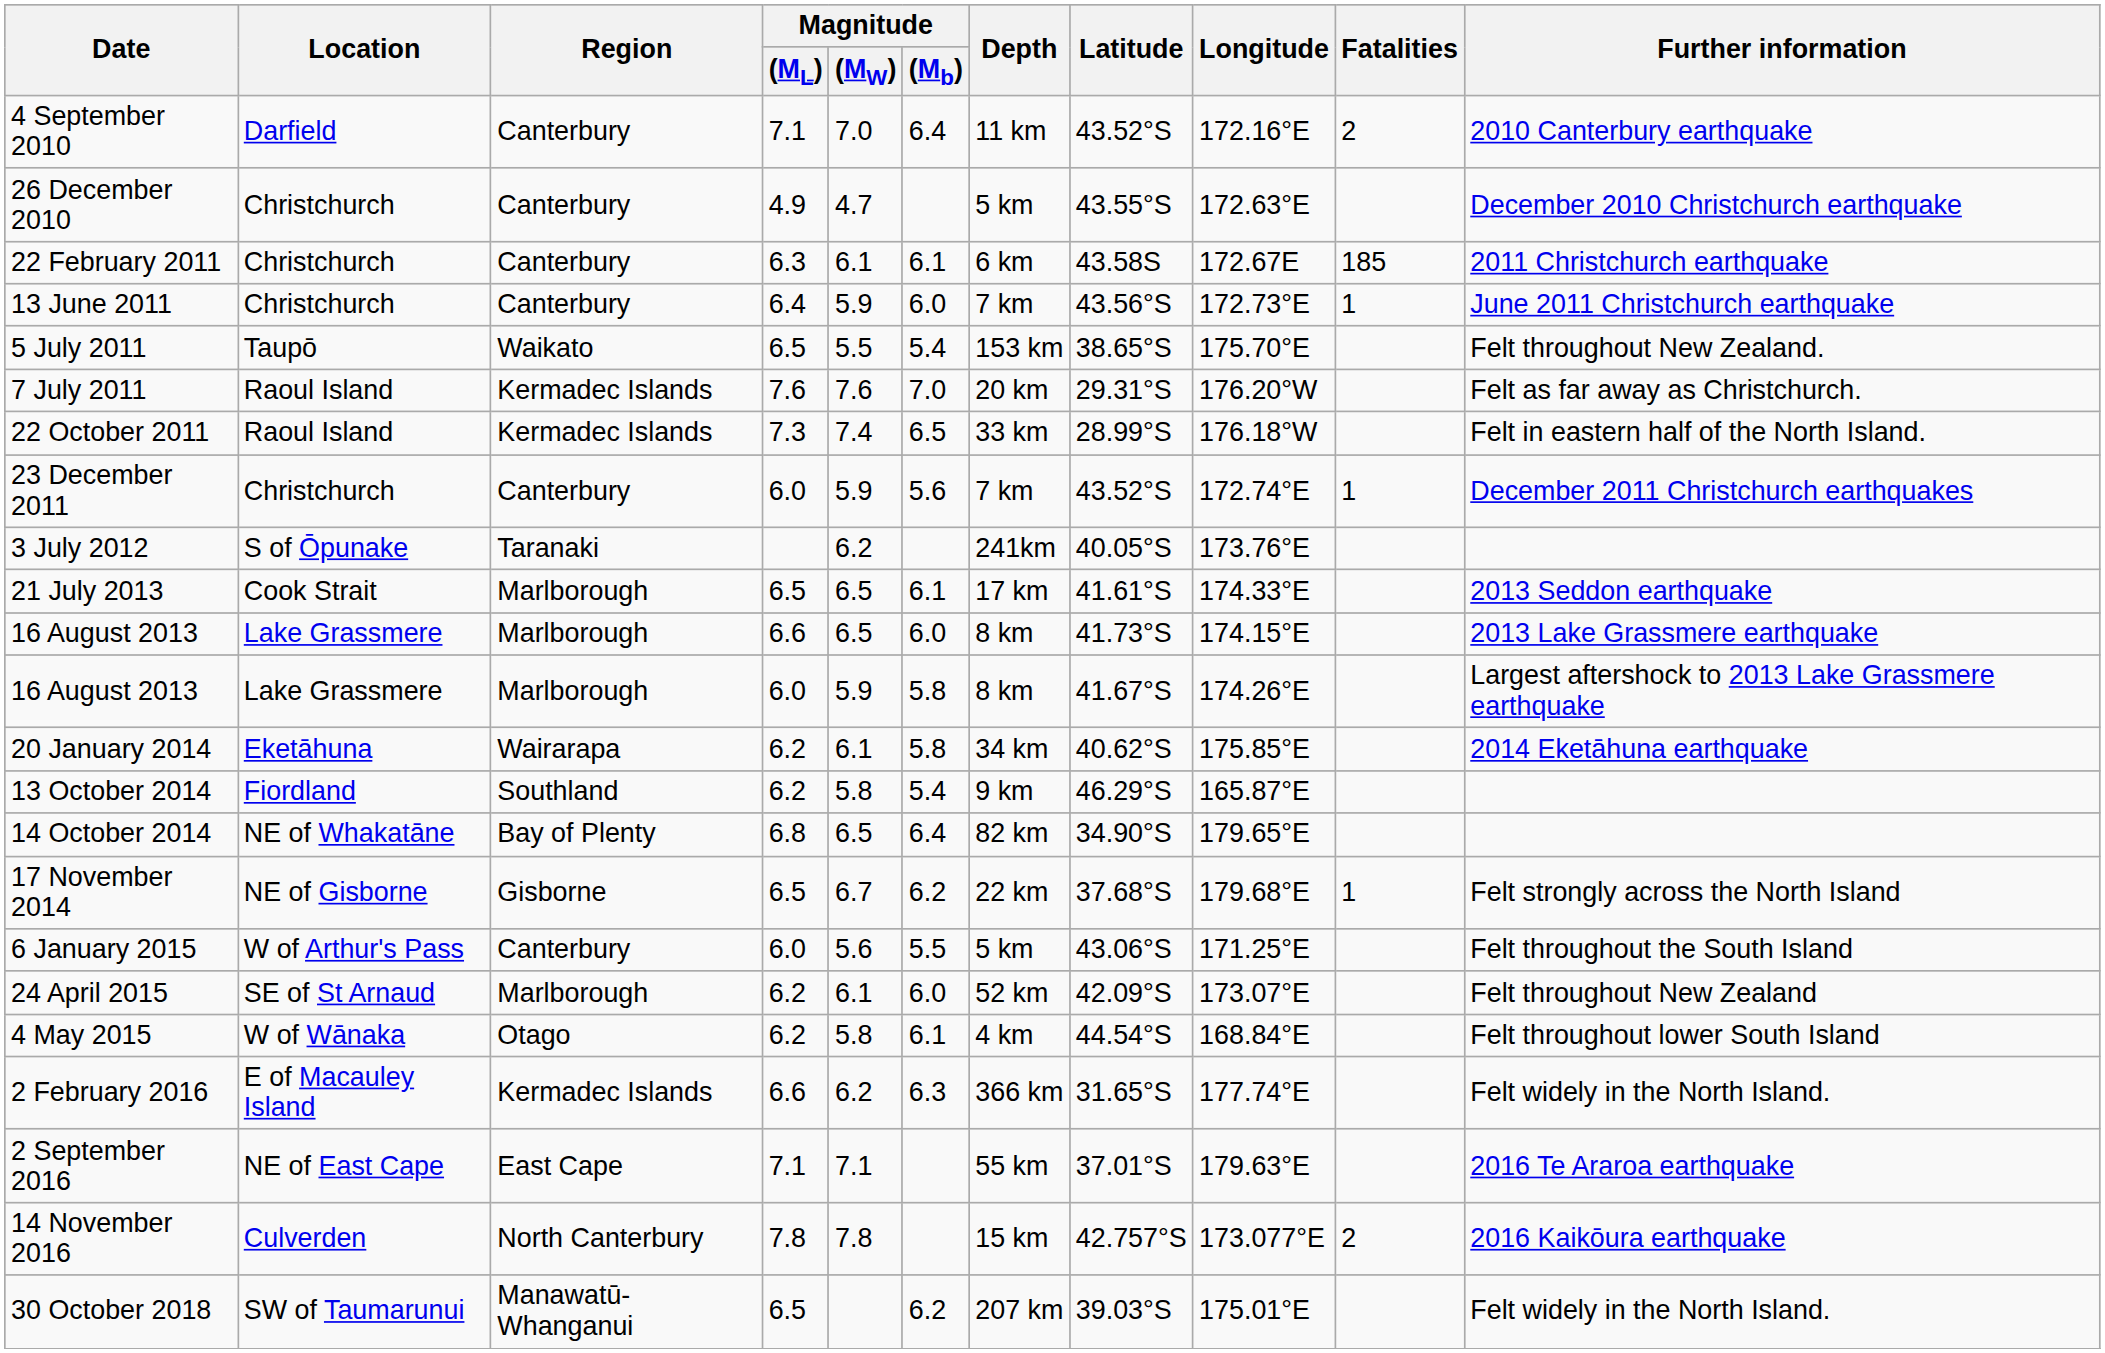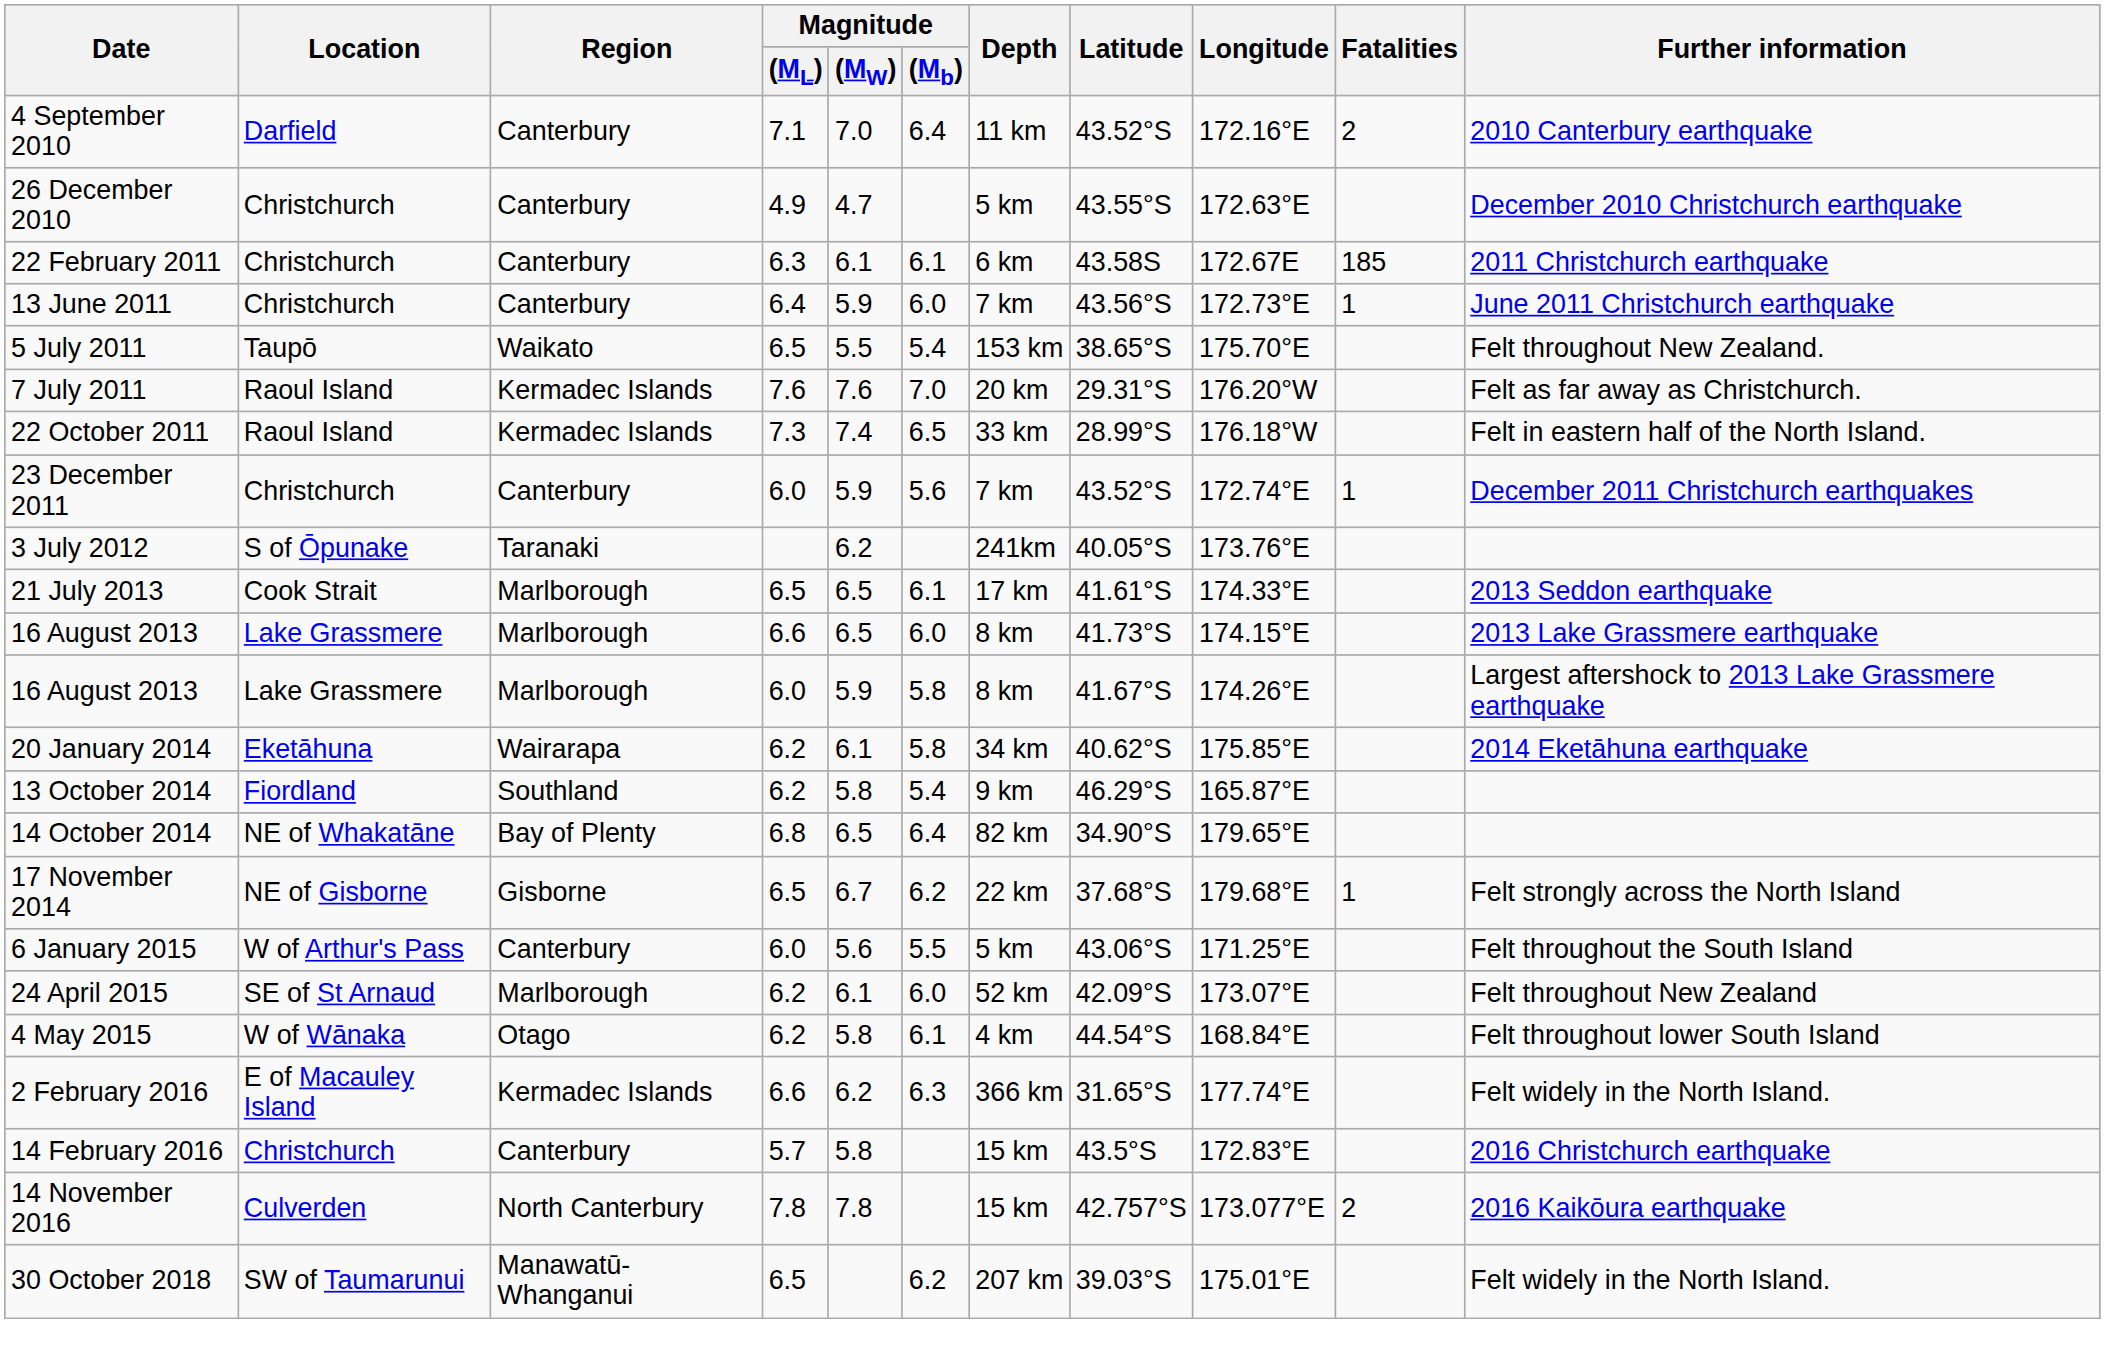+ row: (117, 1150)
- row: (88, 1165)
